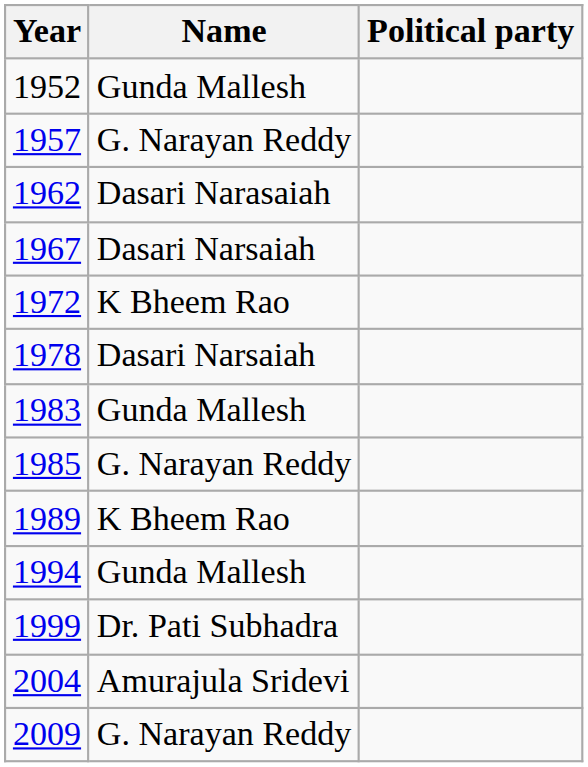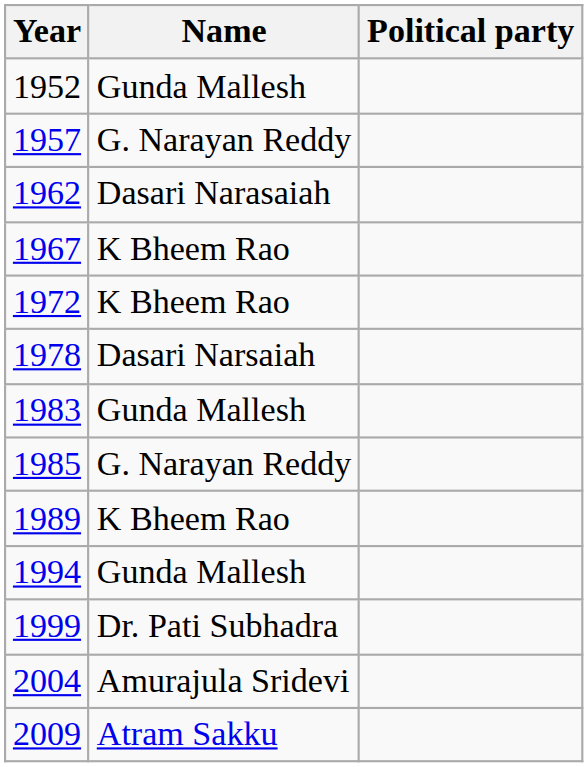(206, 247) Dasari Narsaiah -> (193, 247) K Bheem Rao
(224, 734) G. Narayan Reddy -> (187, 734) Atram Sakku
